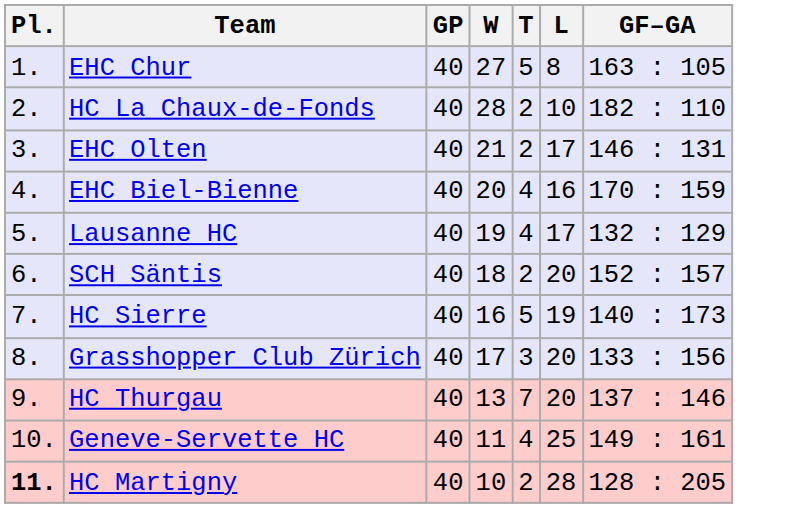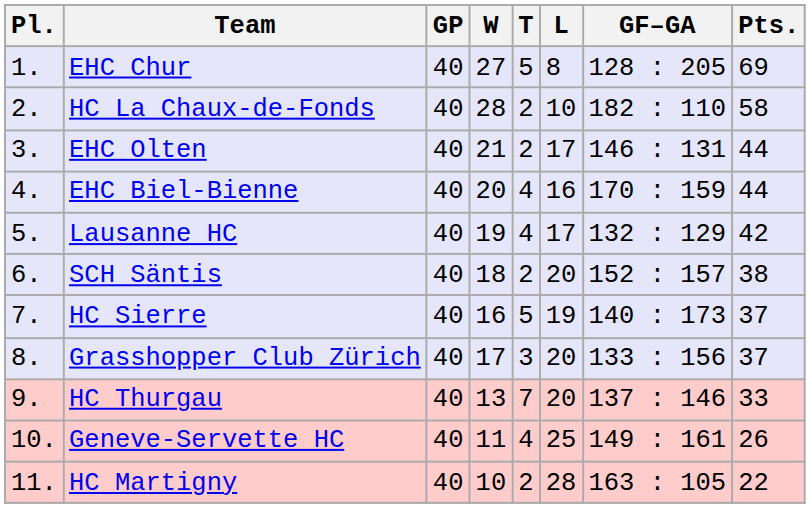+ column: (769, 26)
(657, 67) 163 : 105 -> (657, 67) 128 : 205
(34, 483) bold -> (34, 483) normal
(657, 483) 128 : 205 -> (657, 483) 163 : 105
